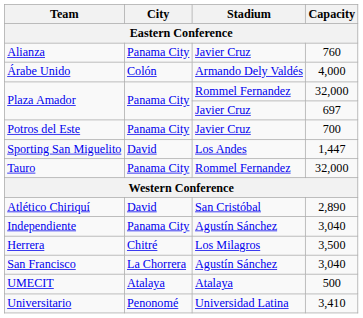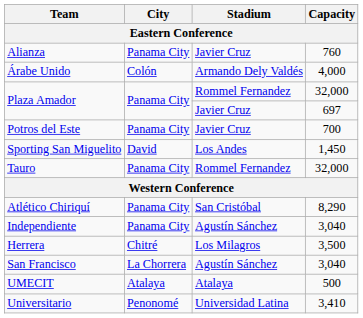(332, 149) 1,447 -> (332, 149) 1,450
(142, 206) David -> (158, 206) Panama City
(332, 206) 2,890 -> (332, 206) 8,290
